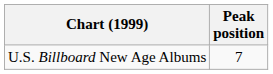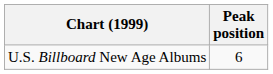(239, 57) 7 -> (239, 57) 6
